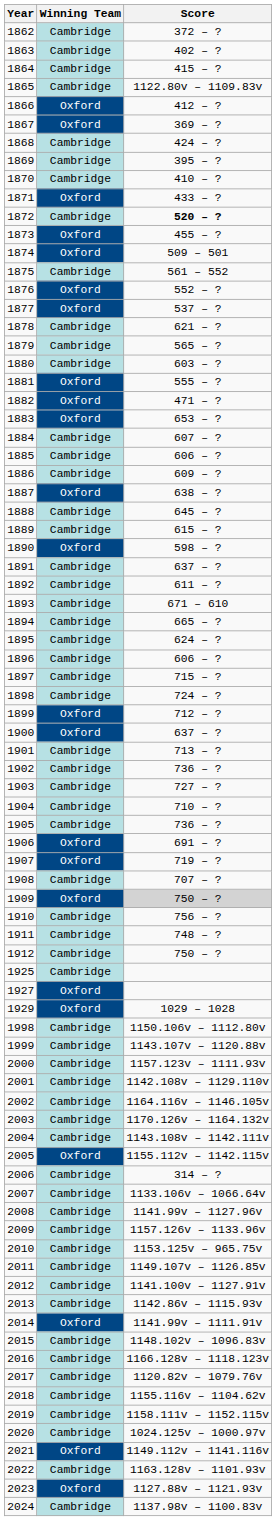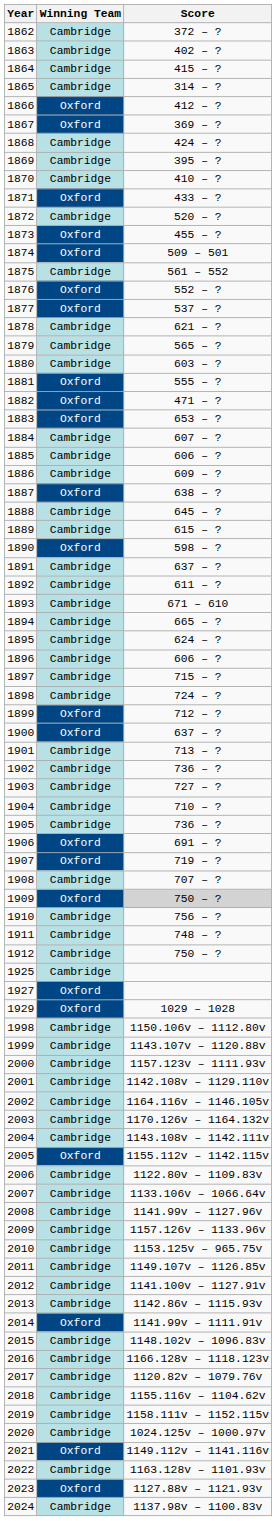(198, 87) 1122.80v – 1109.83v -> (198, 87) 314 – ?
(198, 216) bold -> (198, 216) normal
(198, 1175) 314 – ? -> (198, 1175) 1122.80v – 1109.83v
